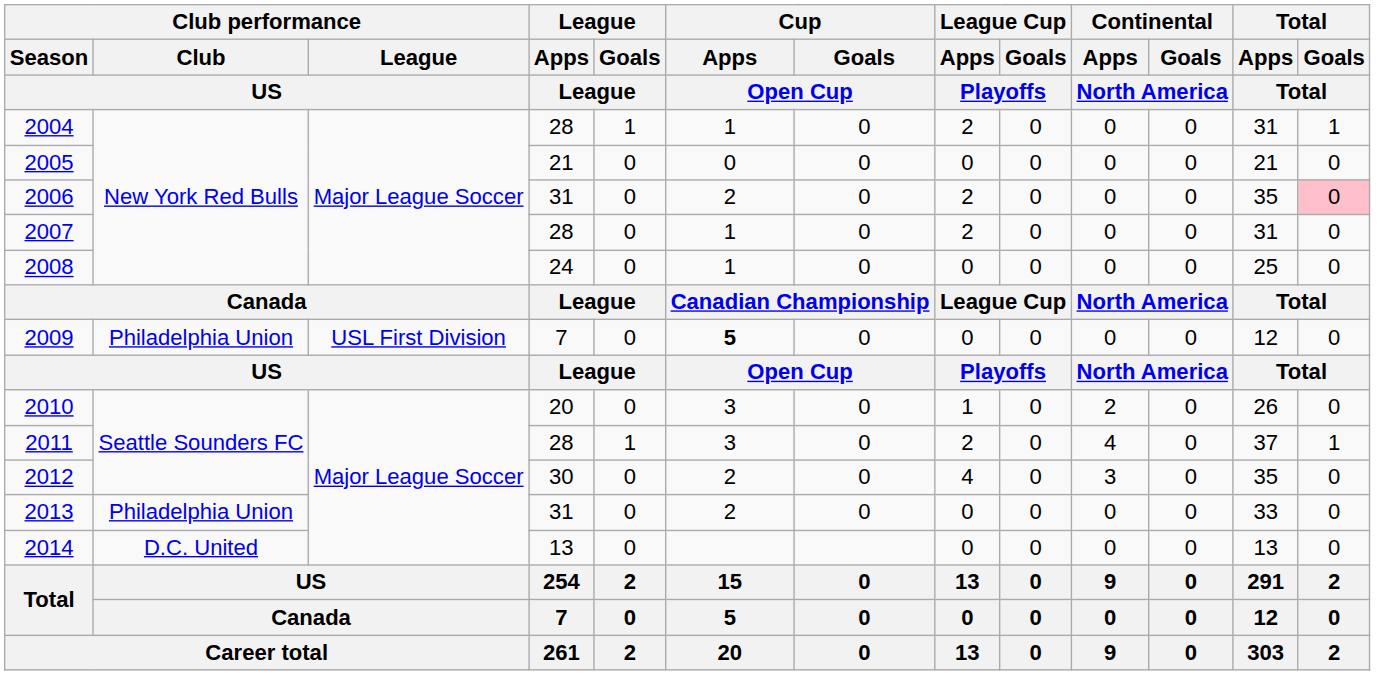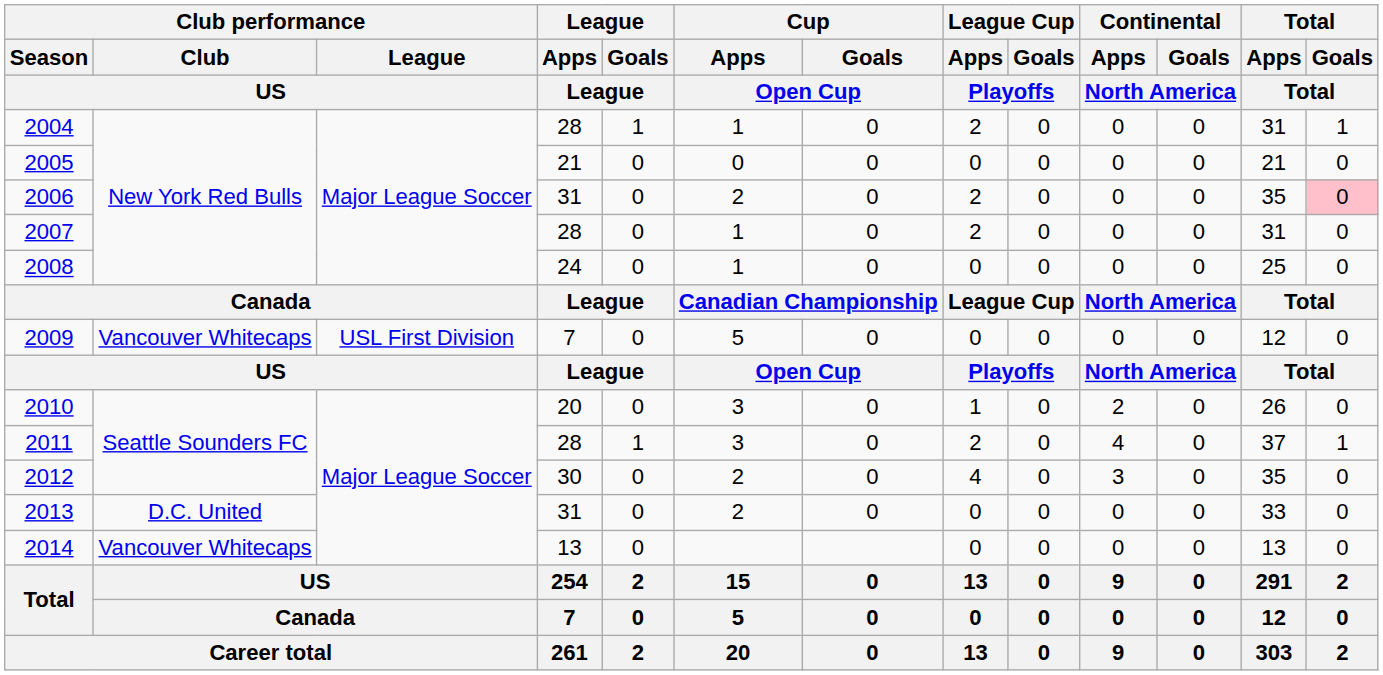(201, 337) Philadelphia Union -> (205, 337) Vancouver Whitecaps
(730, 337) bold -> (738, 337) normal
(201, 512) Philadelphia Union -> (205, 512) D.C. United
(201, 547) D.C. United -> (205, 547) Vancouver Whitecaps
